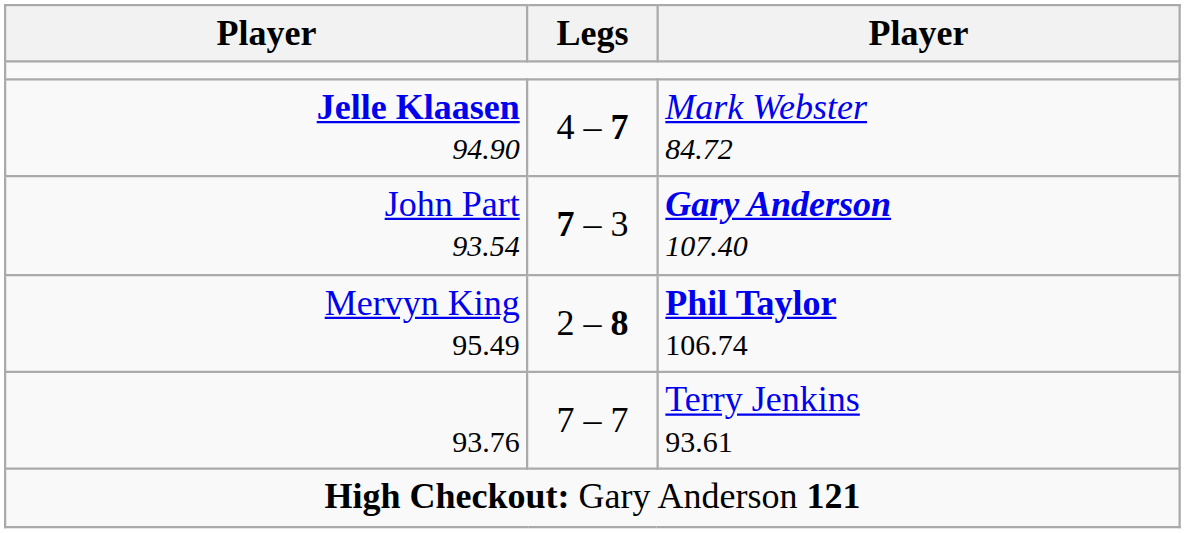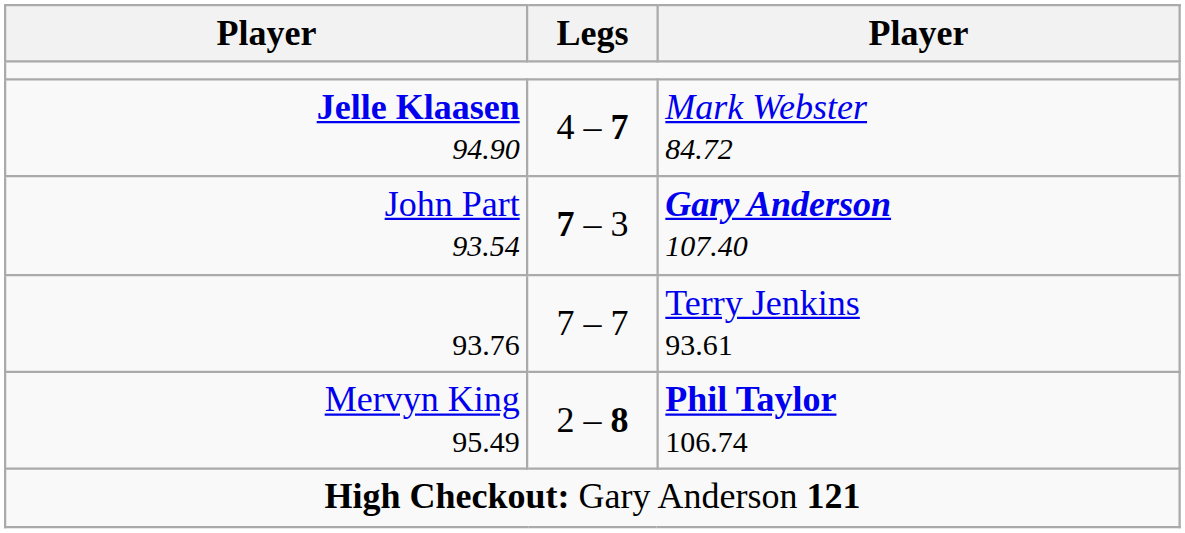rows swapped: (486, 442) <-> (422, 322)
